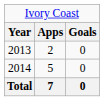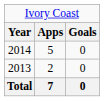rows swapped: (20, 50) <-> (20, 68)
